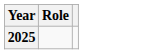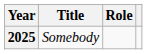+ column: (71, 15)
